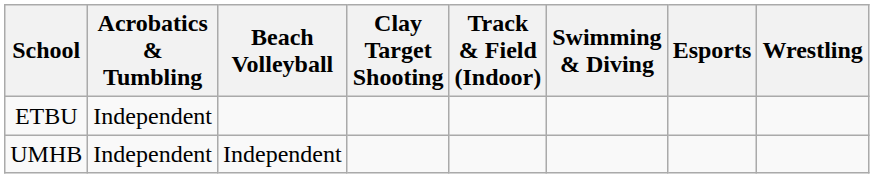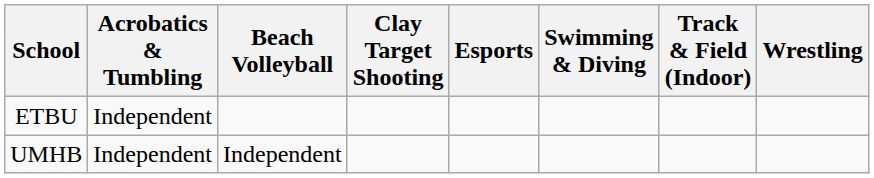columns swapped: (712, 50) <-> (498, 50)
